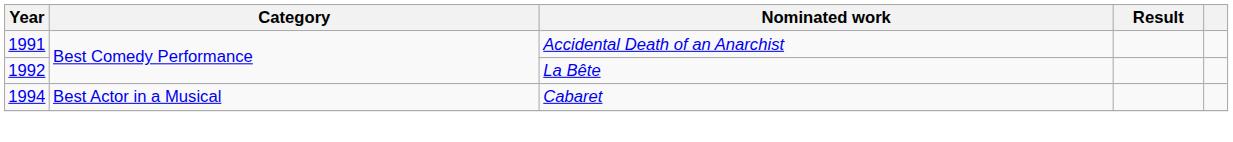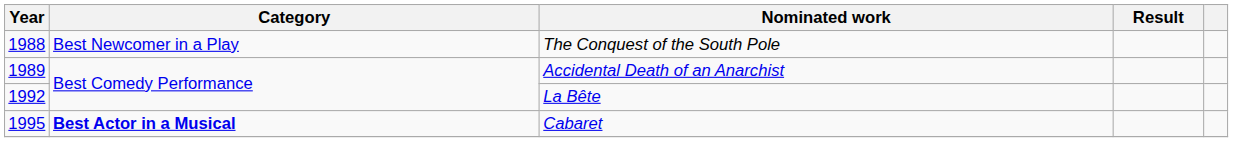+ row: (662, 44)
(27, 44) 1991 -> (27, 70) 1989
(27, 96) 1994 -> (27, 123) 1995
(137, 96) normal -> (144, 123) bold
